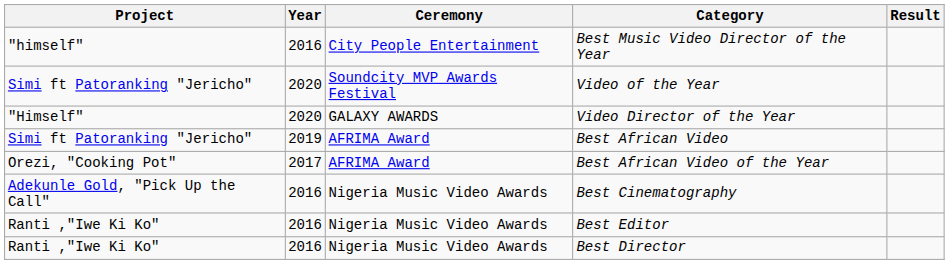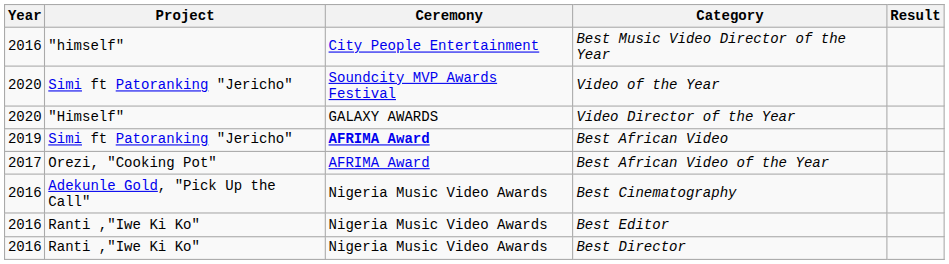columns swapped: (305, 16) <-> (145, 16)
(379, 140) normal -> (379, 140) bold
